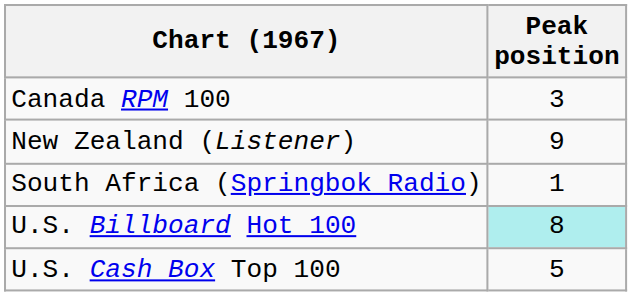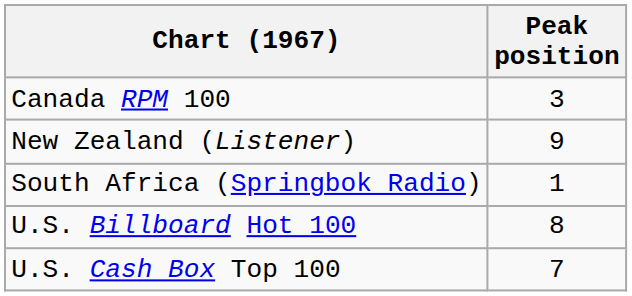(557, 227) paleturquoise background -> (557, 227) no background
(557, 269) 5 -> (557, 269) 7
